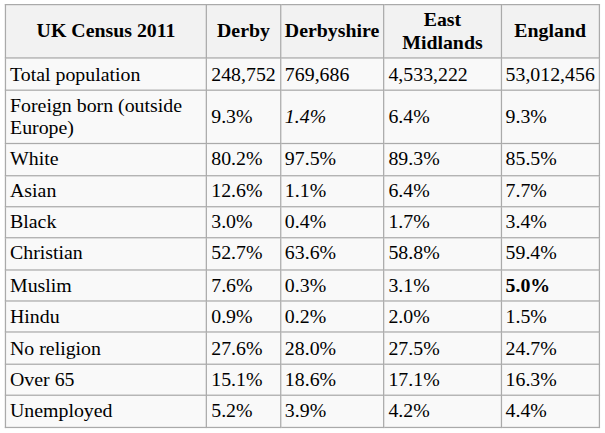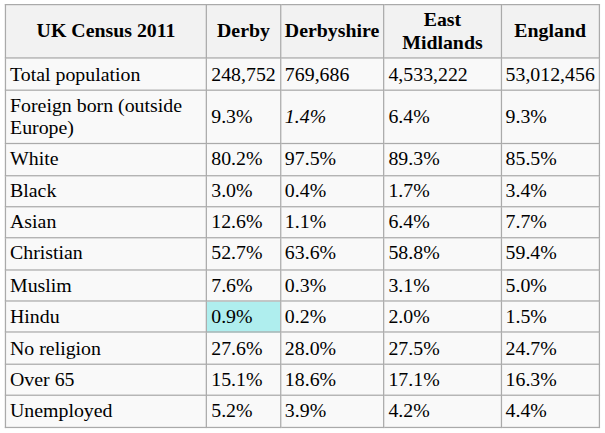rows swapped: (33, 190) <-> (33, 222)
(528, 285) bold -> (526, 285) normal
(232, 316) no background -> (232, 316) paleturquoise background
